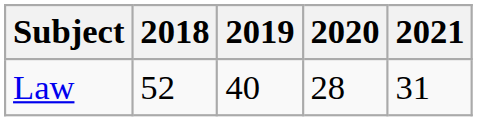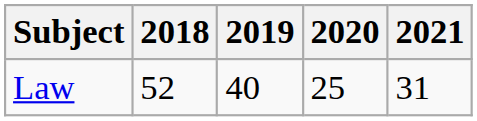(328, 86) 28 -> (328, 86) 25
